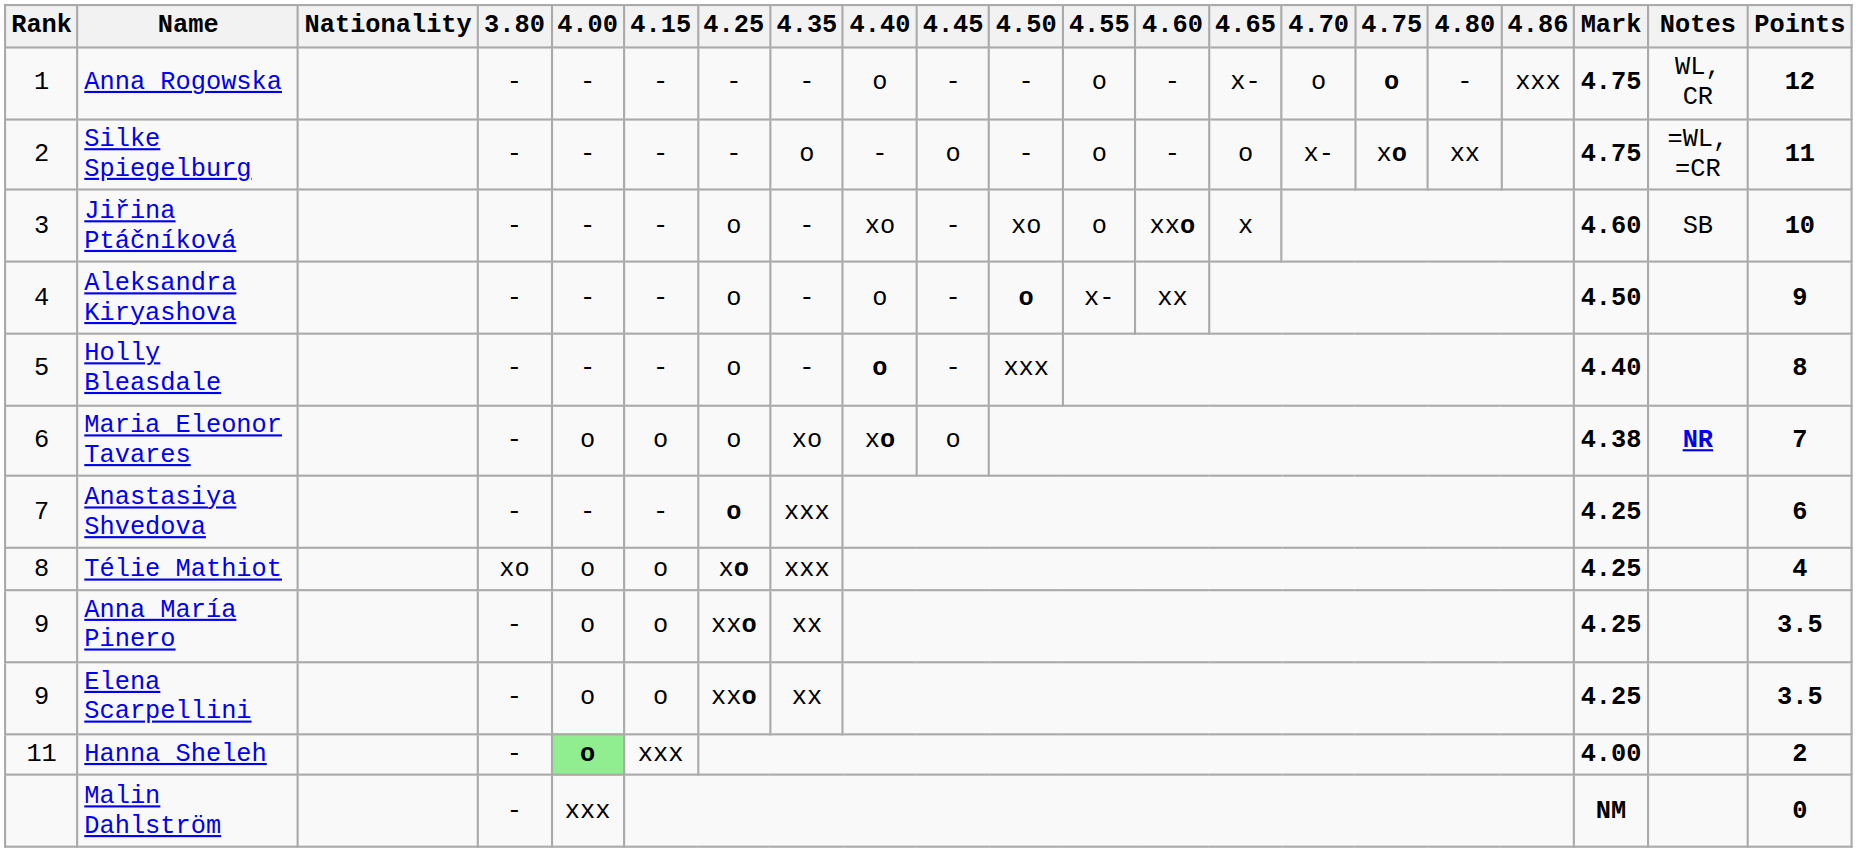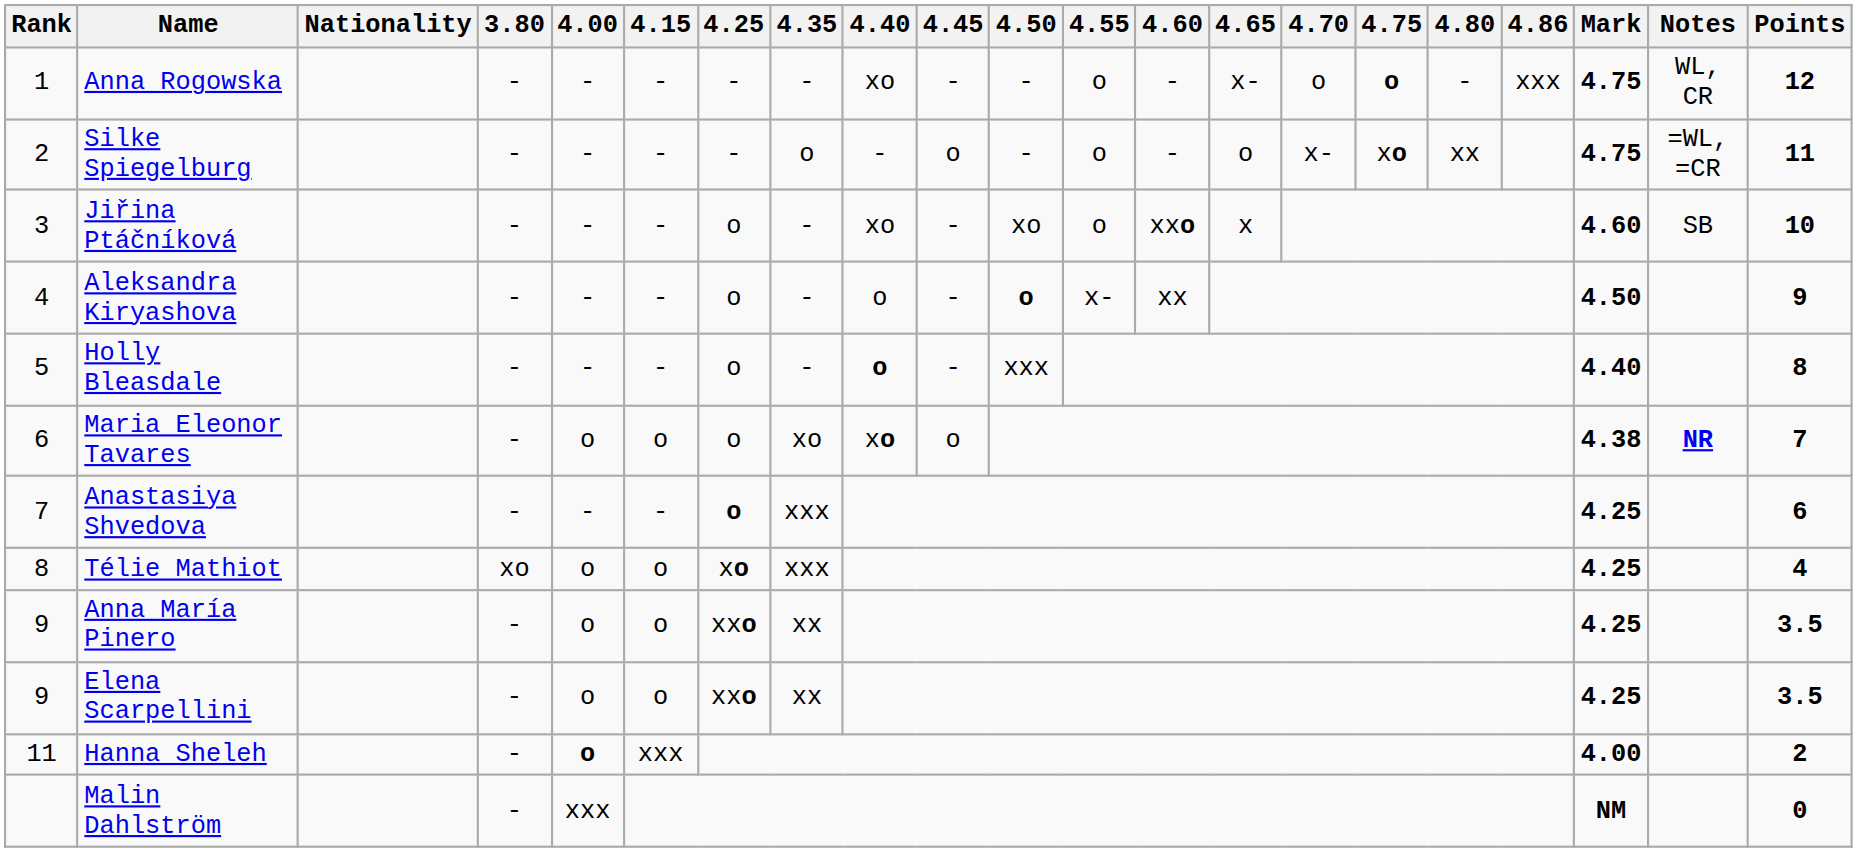(880, 83) o -> (880, 83) xo
(588, 754) lightgreen background -> (588, 754) no background
